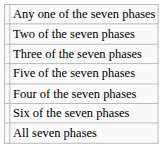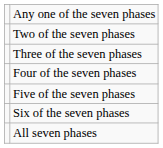rows swapped: (75, 93) <-> (74, 73)
